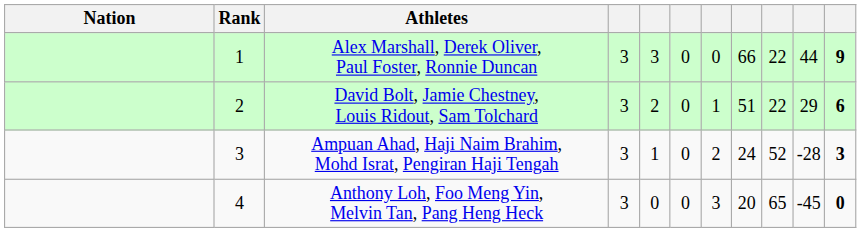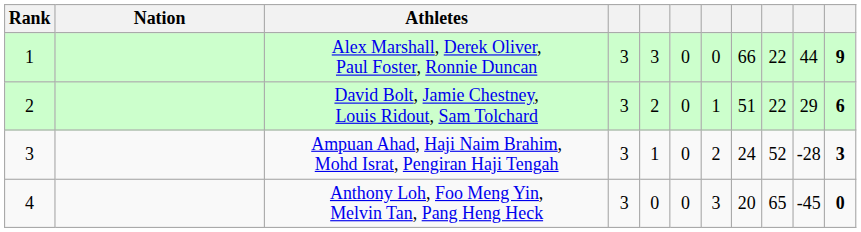columns swapped: (239, 18) <-> (109, 18)
